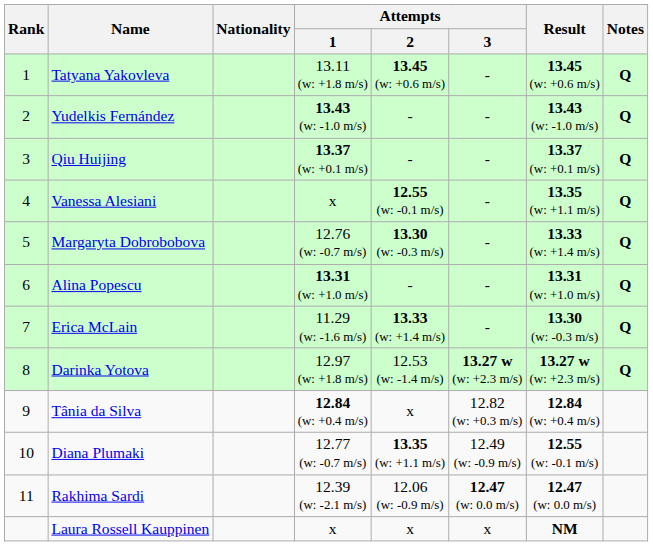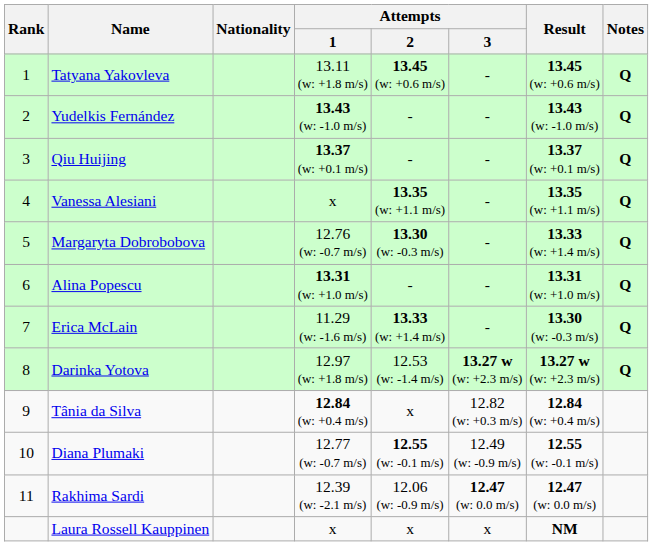(410, 200) 12.55 (w: -0.1 m/s) -> (410, 200) 13.35 (w: +1.1 m/s)
(410, 453) 13.35 (w: +1.1 m/s) -> (410, 453) 12.55 (w: -0.1 m/s)
